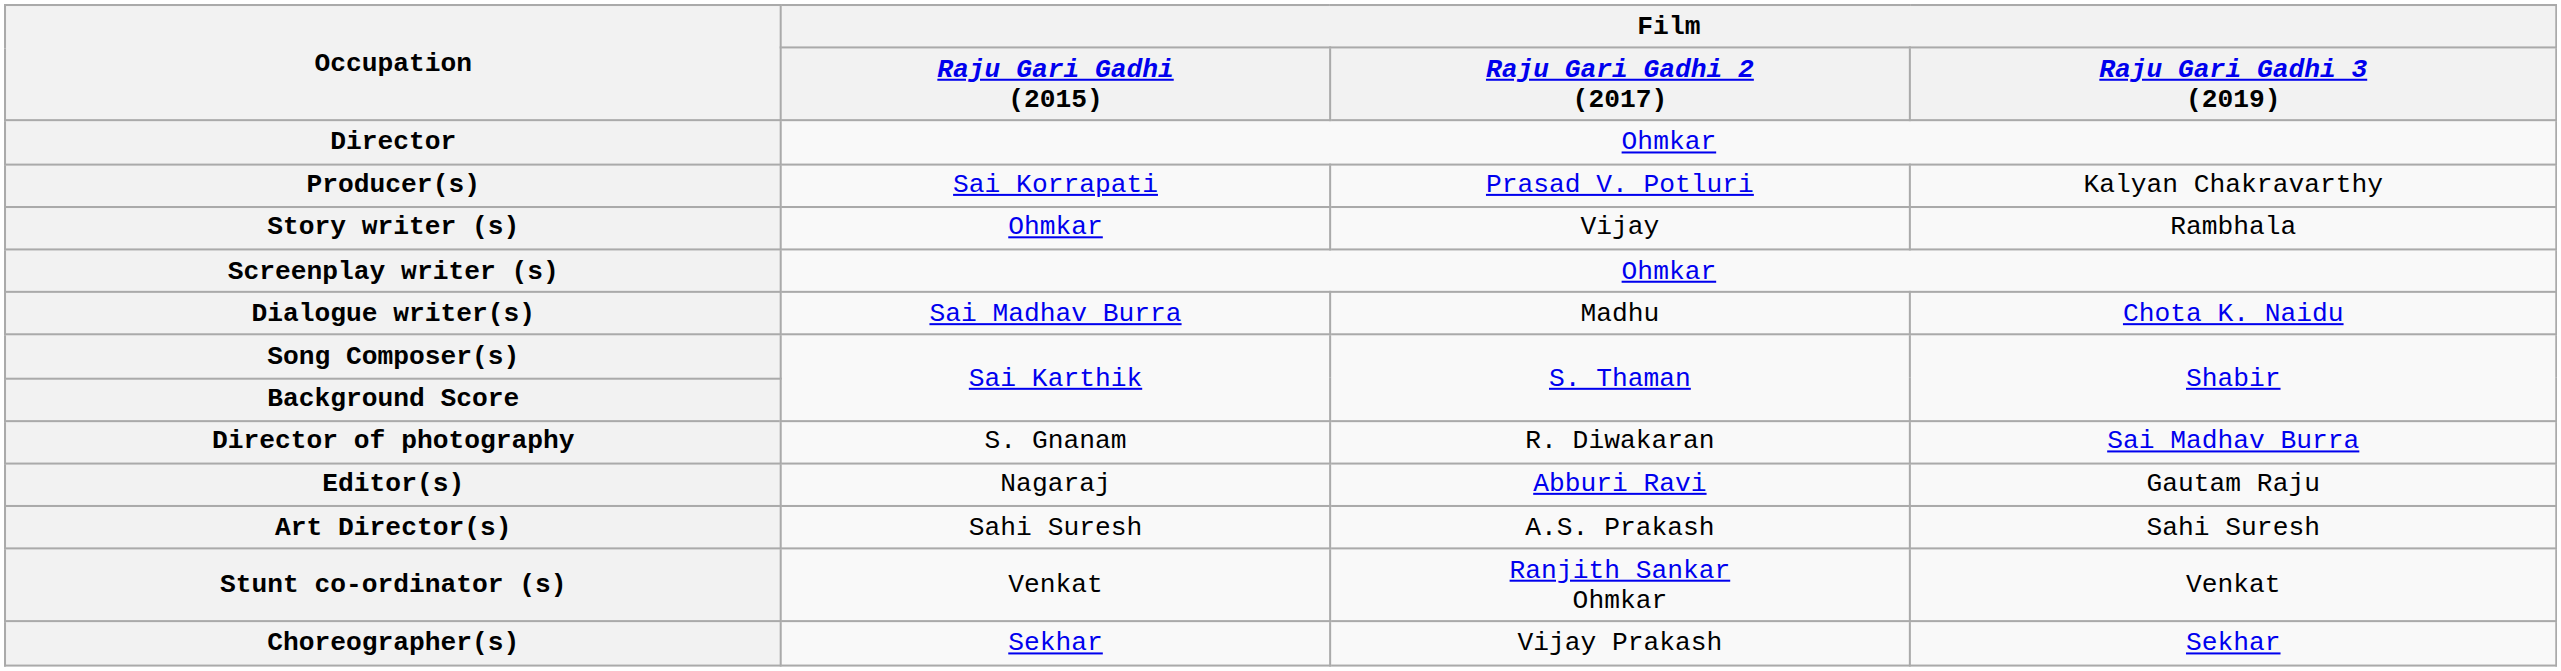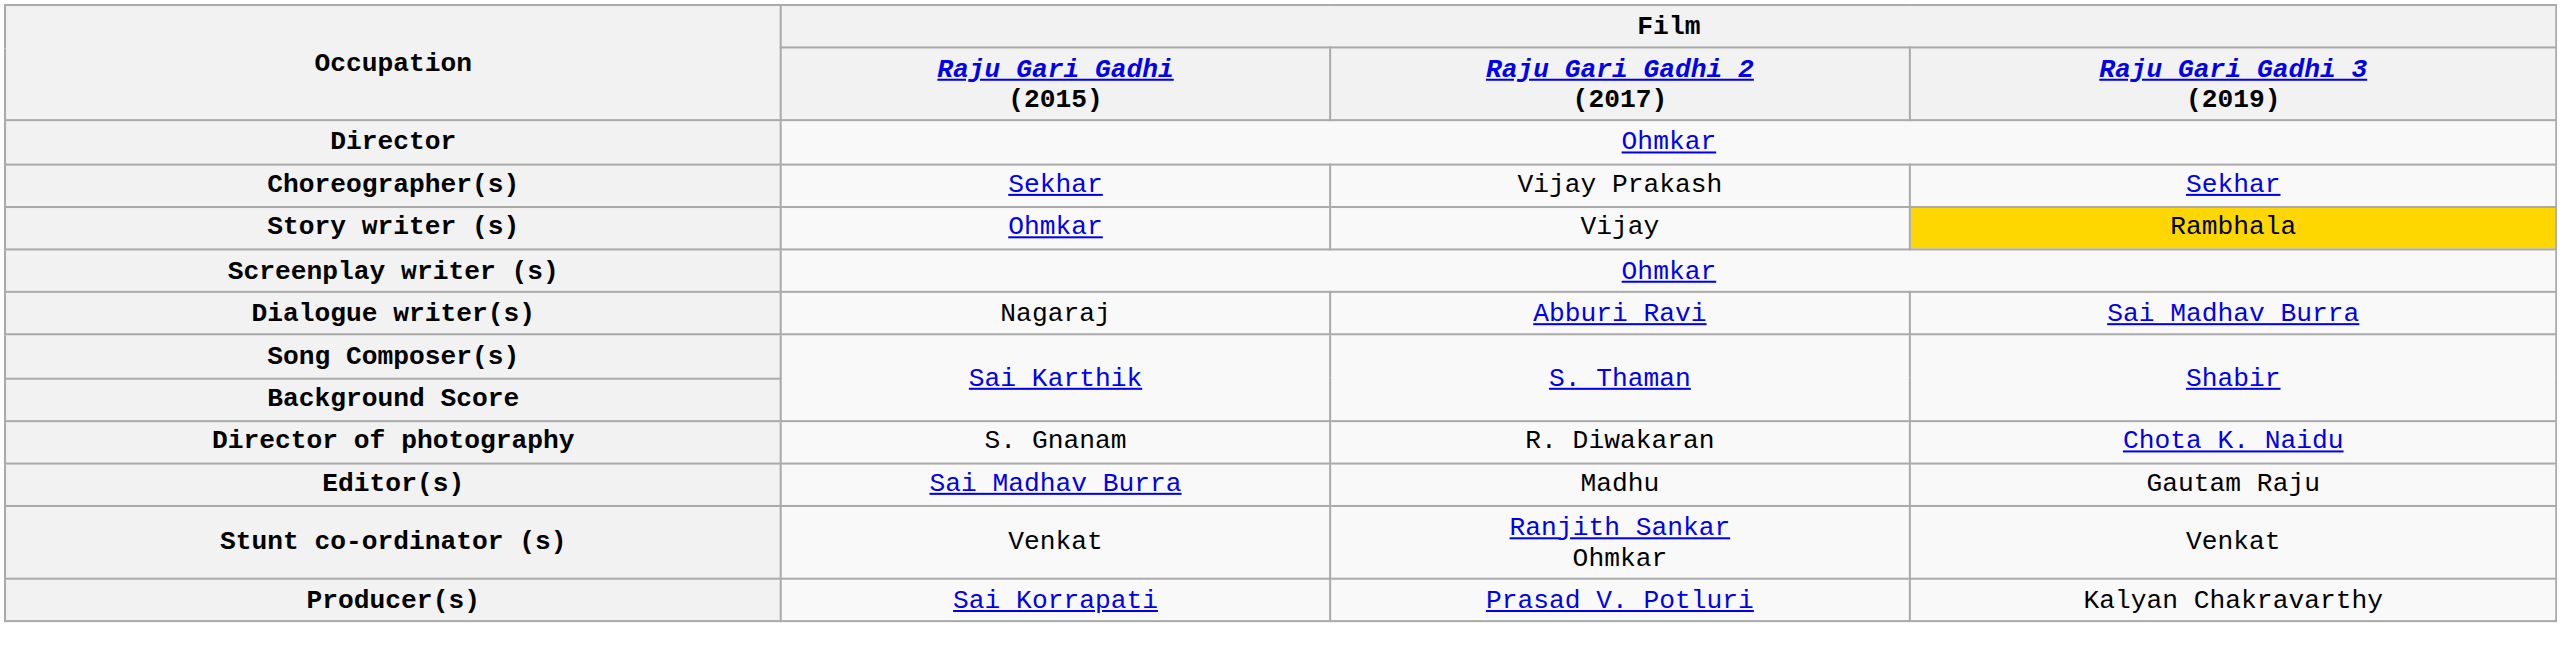rows swapped: (393, 185) <-> (393, 643)
(2233, 228) no background -> (2233, 228) gold background
(1056, 314) Sai Madhav Burra -> (1056, 314) Nagaraj
(1620, 314) Madhu -> (1620, 314) Abburi Ravi
(2233, 314) Chota K. Naidu -> (2233, 314) Sai Madhav Burra
(2233, 442) Sai Madhav Burra -> (2233, 442) Chota K. Naidu
(1056, 485) Nagaraj -> (1056, 485) Sai Madhav Burra
(1620, 485) Abburi Ravi -> (1620, 485) Madhu
- row: (393, 527)
